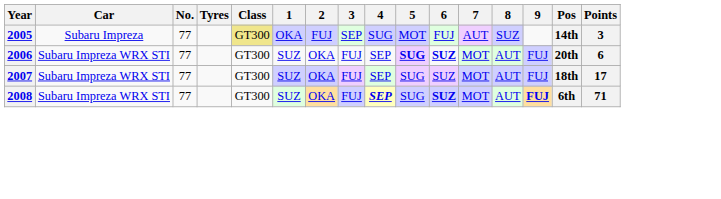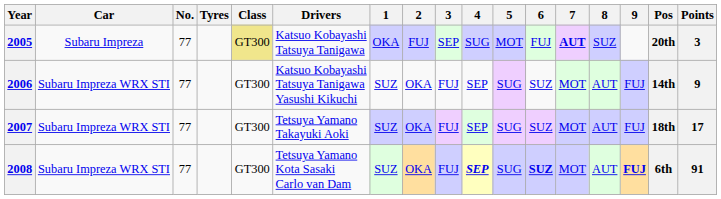+ column: (321, 15)
(476, 35) normal -> (572, 42) bold
(567, 35) 14th -> (663, 42) 20th
(412, 55) bold -> (509, 85) normal
(444, 55) bold -> (541, 85) normal
(567, 55) 20th -> (663, 85) 14th
(601, 55) 6 -> (697, 85) 9
(601, 96) 71 -> (697, 169) 91
